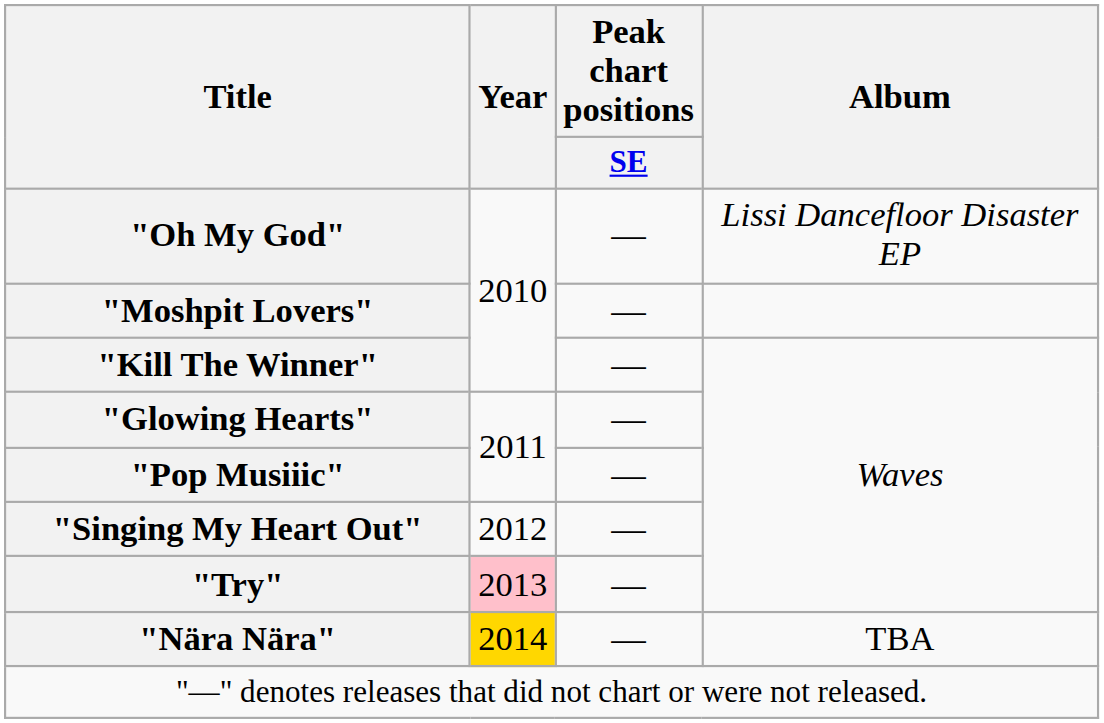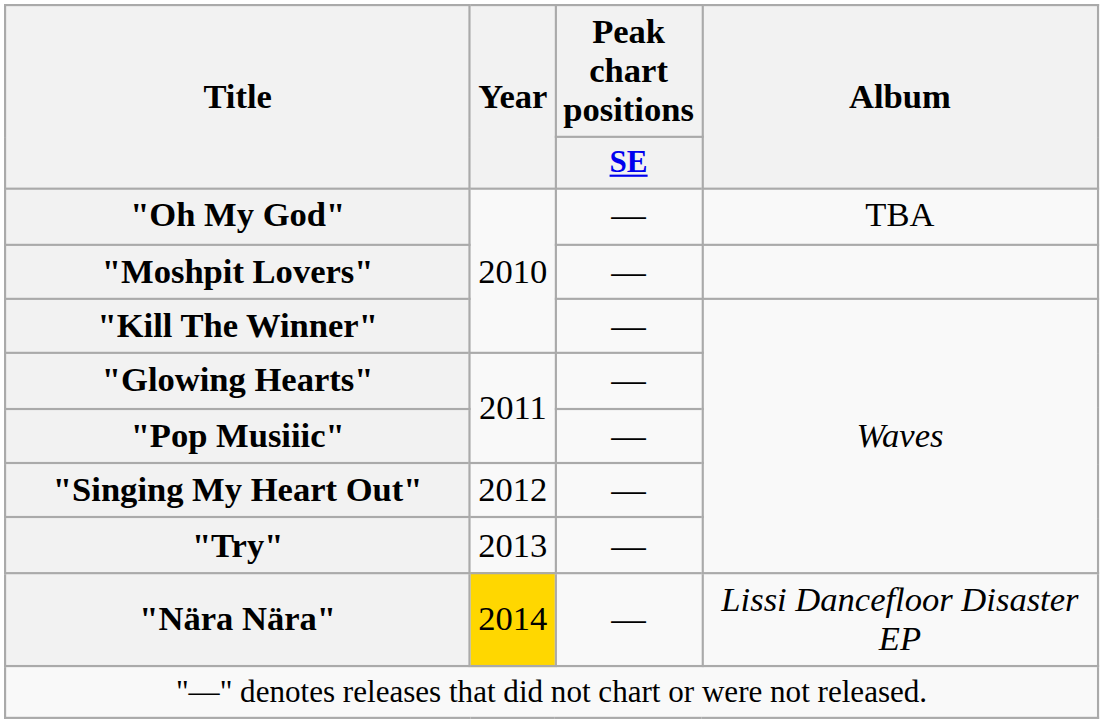(900, 235) Lissi Dancefloor Disaster EP -> (900, 215) TBA
(513, 583) pink background -> (513, 544) no background
(900, 638) TBA -> (900, 618) Lissi Dancefloor Disaster EP
